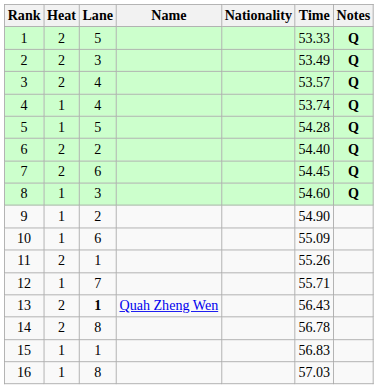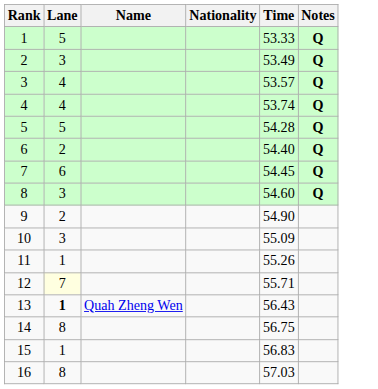- column: (62, 15)
(98, 238) 6 -> (62, 238) 3
(98, 283) no background -> (62, 283) lightyellow background
(314, 328) 56.78 -> (279, 328) 56.75
